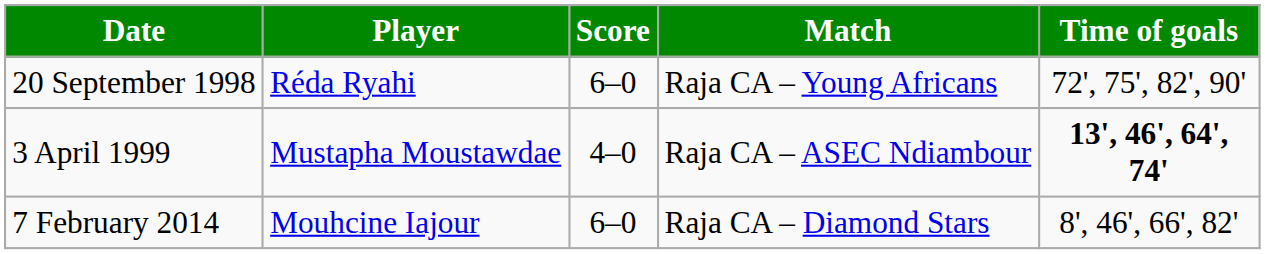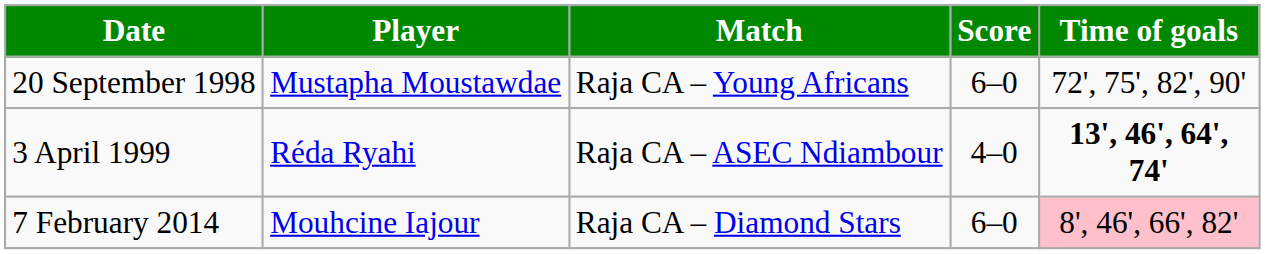columns swapped: (848, 30) <-> (613, 30)
(343, 82) Réda Ryahi -> (416, 82) Mustapha Moustawdae
(416, 152) Mustapha Moustawdae -> (343, 152) Réda Ryahi
(1149, 222) no background -> (1149, 222) pink background
